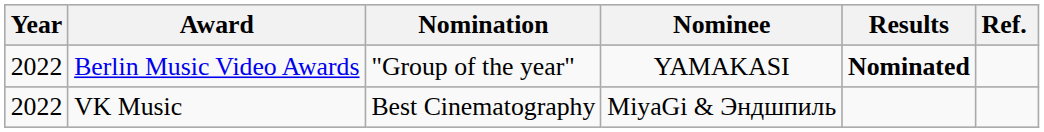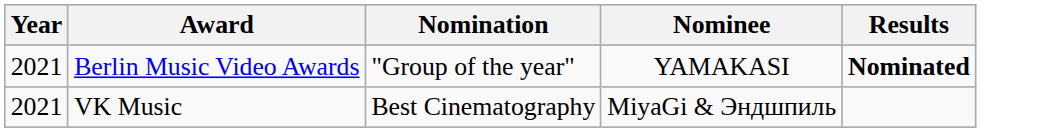- column: (1007, 24)
(37, 65) 2022 -> (37, 65) 2021
(37, 106) 2022 -> (37, 106) 2021
